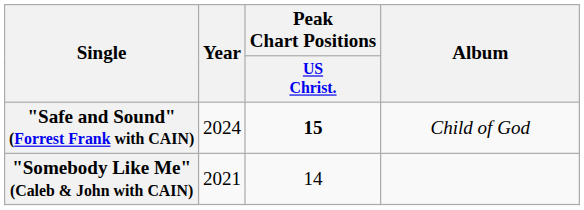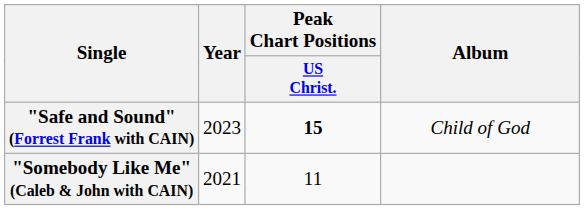(222, 127) 2024 -> (222, 127) 2023
(313, 179) 14 -> (313, 179) 11
